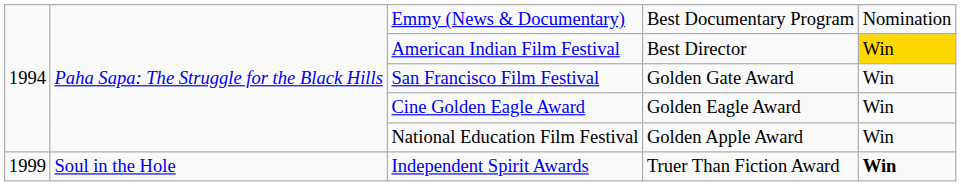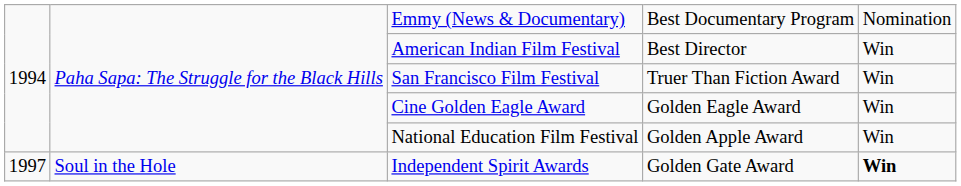(878, 48) gold background -> (878, 48) no background
(720, 78) Golden Gate Award -> (743, 78) Truer Than Fiction Award
(27, 166) 1999 -> (27, 166) 1997
(743, 166) Truer Than Fiction Award -> (720, 166) Golden Gate Award
